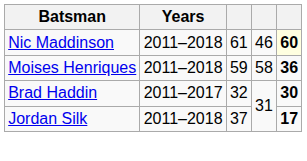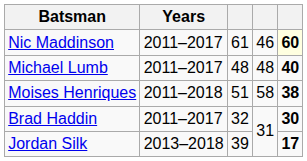(183, 42) 2011–2018 -> (183, 42) 2011–2017
+ row: (58, 67)
(239, 67) 59 -> (240, 93) 51
(289, 67) 36 -> (290, 93) 38
(183, 118) 2011–2018 -> (184, 144) 2013–2018
(239, 118) 37 -> (240, 144) 39
